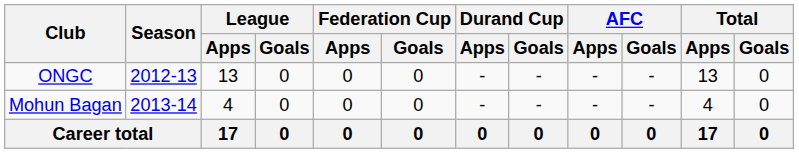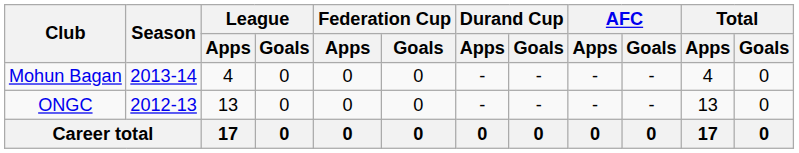rows swapped: (65, 77) <-> (65, 105)
